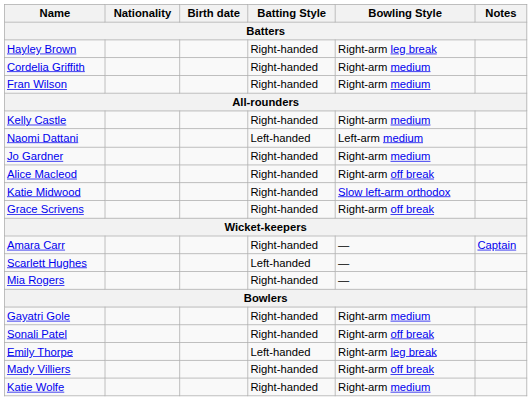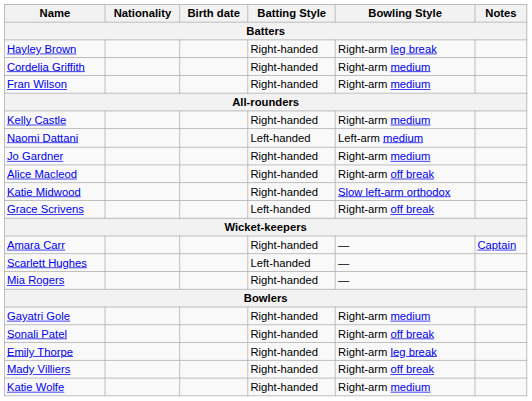(284, 209) Right-handed -> (280, 209) Left-handed
(280, 352) Left-handed -> (284, 352) Right-handed
